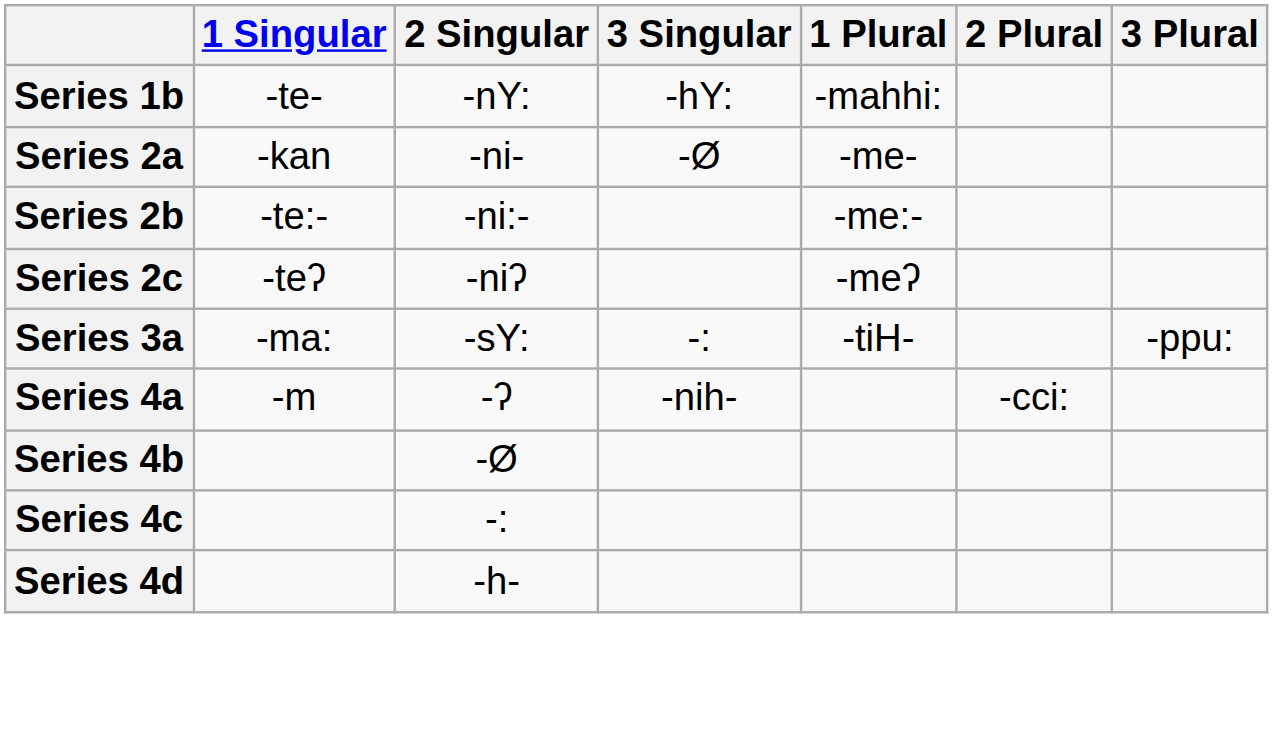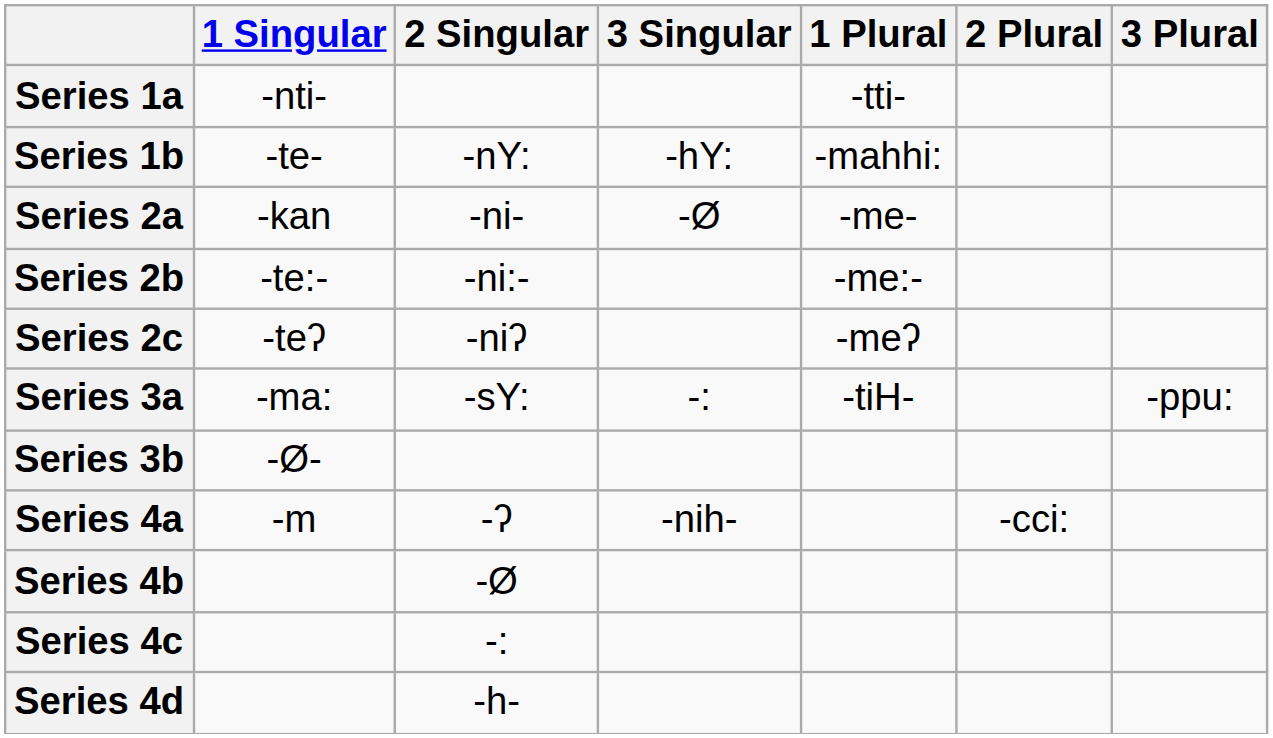+ row: (99, 95)
+ row: (99, 459)
